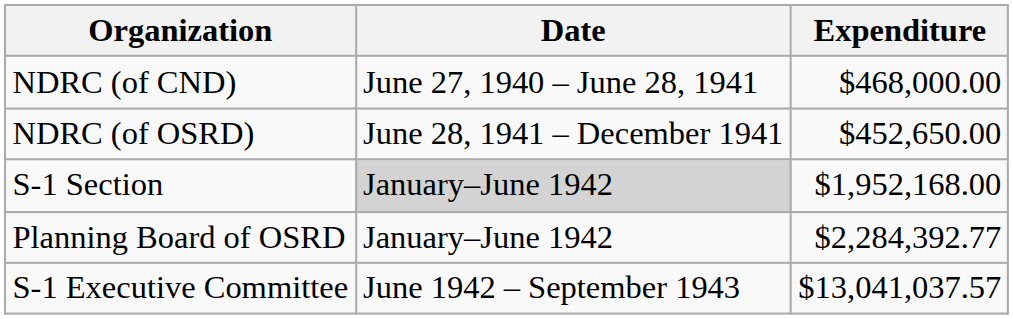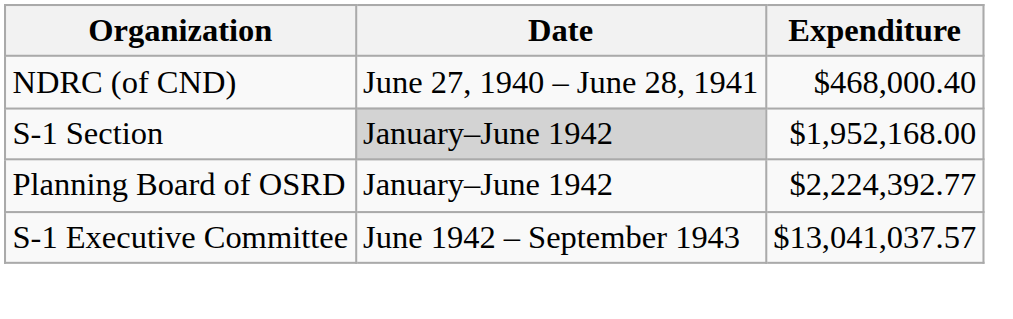(920, 81) $468,000.00 -> (895, 81) $468,000.40
- row: (133, 133)
(908, 236) $2,284,392.77 -> (883, 184) $2,224,392.77
